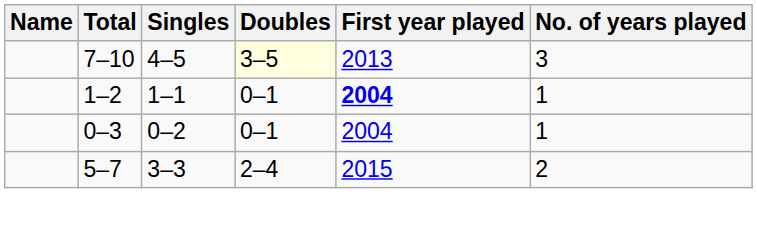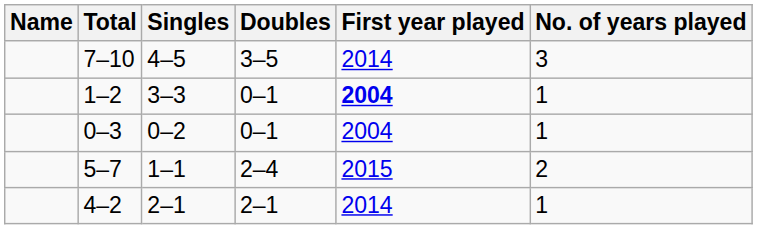(259, 59) lightyellow background -> (259, 59) no background
(367, 59) 2013 -> (367, 59) 2014
(167, 95) 1–1 -> (167, 95) 3–3
(167, 168) 3–3 -> (167, 168) 1–1
+ row: (103, 205)
